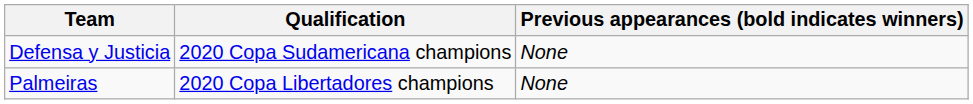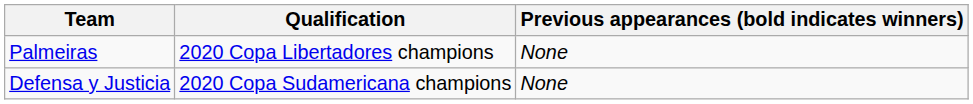rows swapped: (53, 83) <-> (90, 51)
